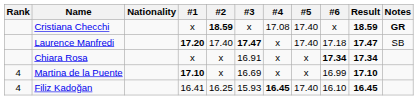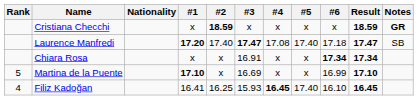(278, 27) 17.08 -> (278, 27) x
(306, 27) 17.40 -> (306, 27) x
(278, 42) x -> (278, 42) 17.08
(18, 73) 4 -> (18, 73) 5
